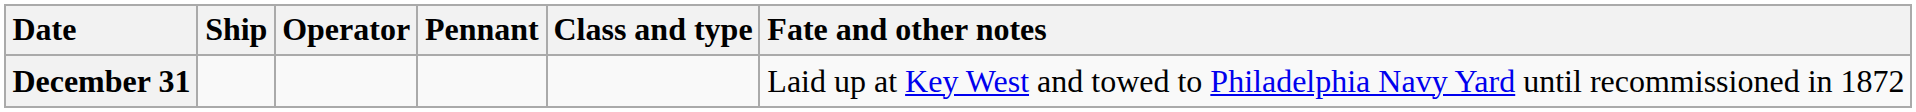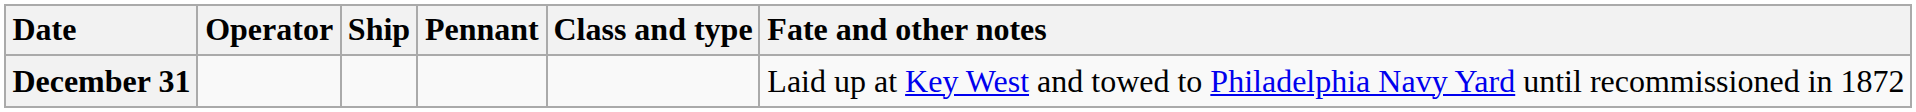columns swapped: (346, 29) <-> (236, 29)
